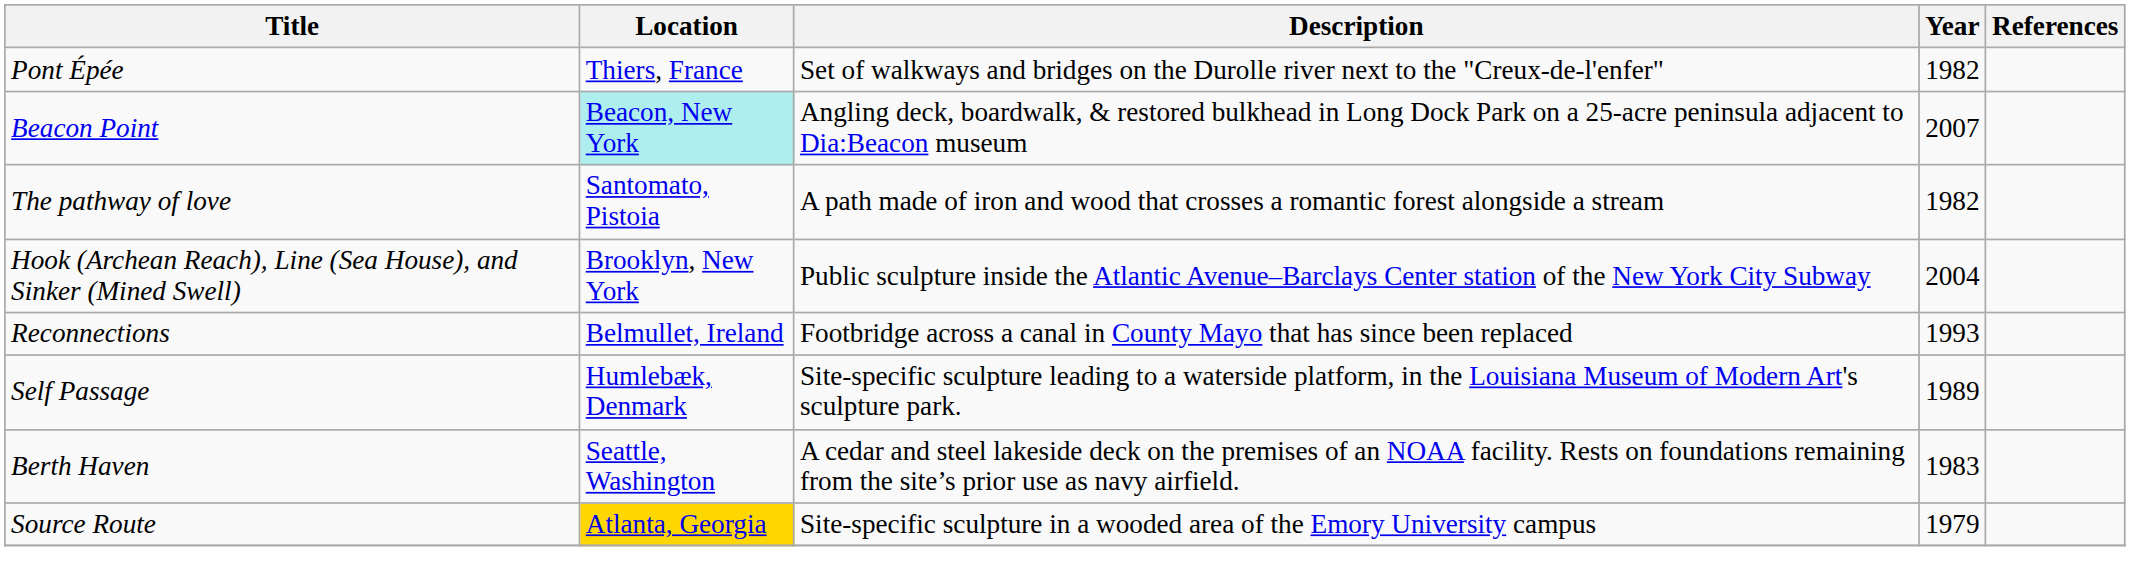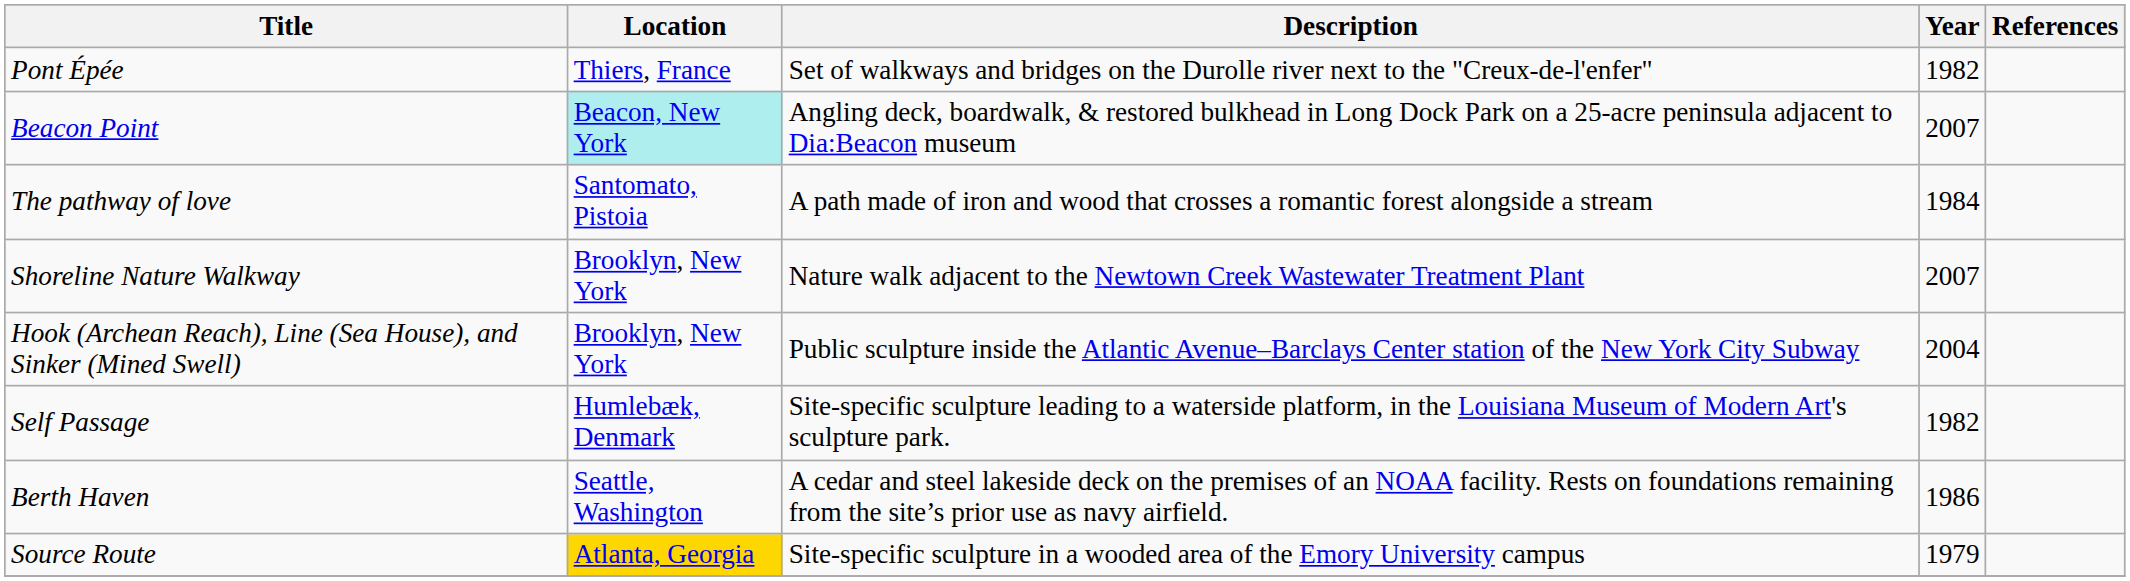(1952, 201) 1982 -> (1952, 201) 1984
+ row: (155, 275)
- row: (90, 333)
(1952, 391) 1989 -> (1952, 422) 1982
(1952, 465) 1983 -> (1952, 496) 1986
